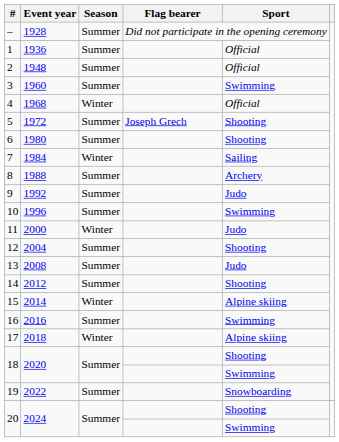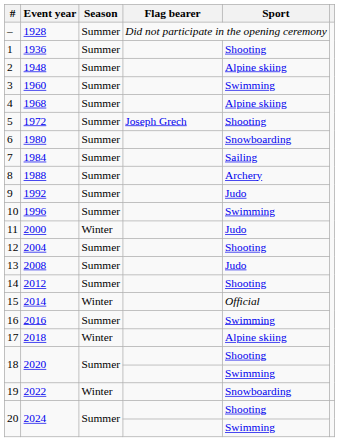(242, 49) Official -> (246, 49) Shooting
(242, 67) Official -> (256, 67) Alpine skiing
(97, 103) Winter -> (101, 103) Summer
(242, 103) Official -> (256, 103) Alpine skiing
(246, 139) Shooting -> (258, 139) Snowboarding
(97, 157) Winter -> (101, 157) Summer
(256, 301) Alpine skiing -> (242, 301) Official
(101, 391) Summer -> (97, 391) Winter
